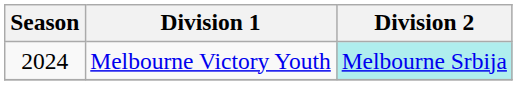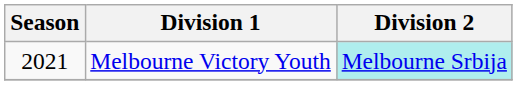(45, 60) 2024 -> (45, 60) 2021
